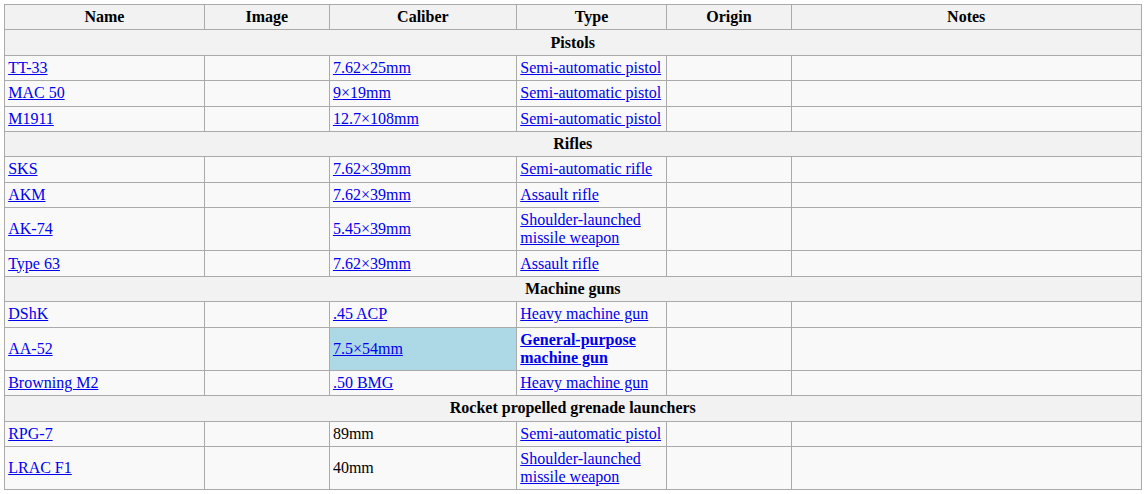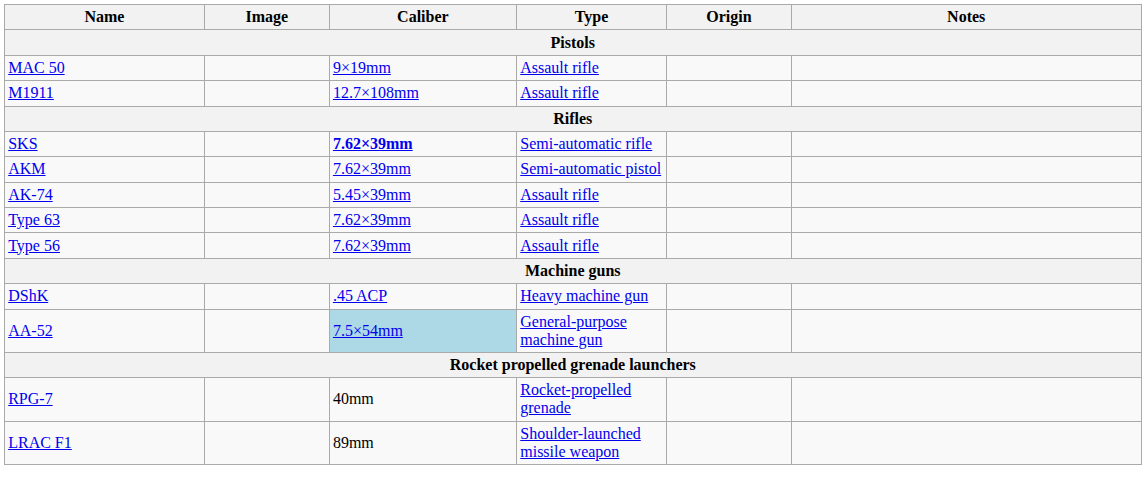- row: (28, 67)
(591, 93) Semi-automatic pistol -> (560, 67) Assault rifle
(591, 118) Semi-automatic pistol -> (560, 93) Assault rifle
(372, 169) normal -> (373, 144) bold
(560, 194) Assault rifle -> (591, 169) Semi-automatic pistol
(581, 229) Shoulder-launched missile weapon -> (560, 194) Assault rifle
+ row: (34, 245)
(578, 348) bold -> (574, 330) normal
- row: (53, 383)
(353, 433) 89mm -> (353, 399) 40mm
(591, 433) Semi-automatic pistol -> (576, 399) Rocket-propelled grenade
(353, 468) 40mm -> (353, 442) 89mm
